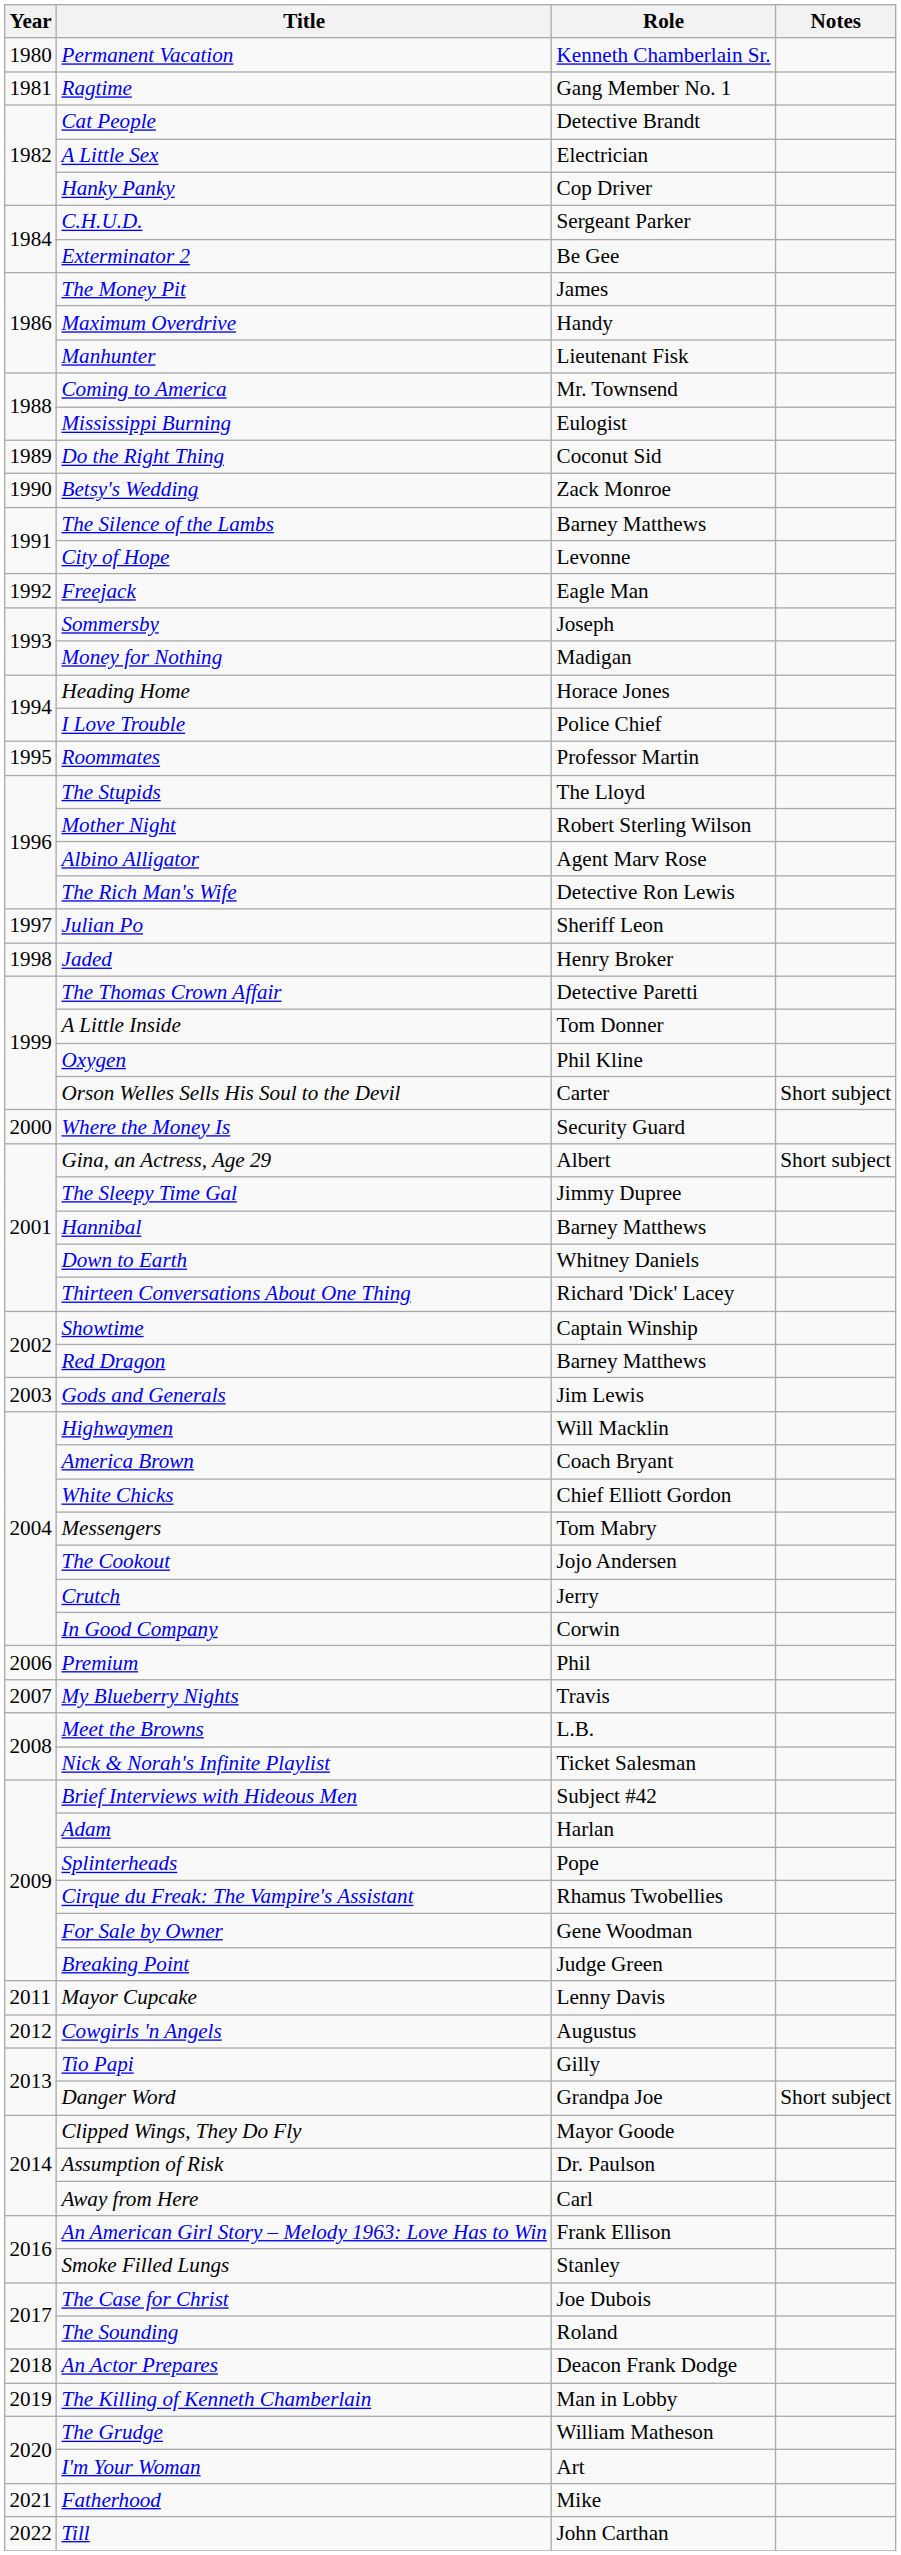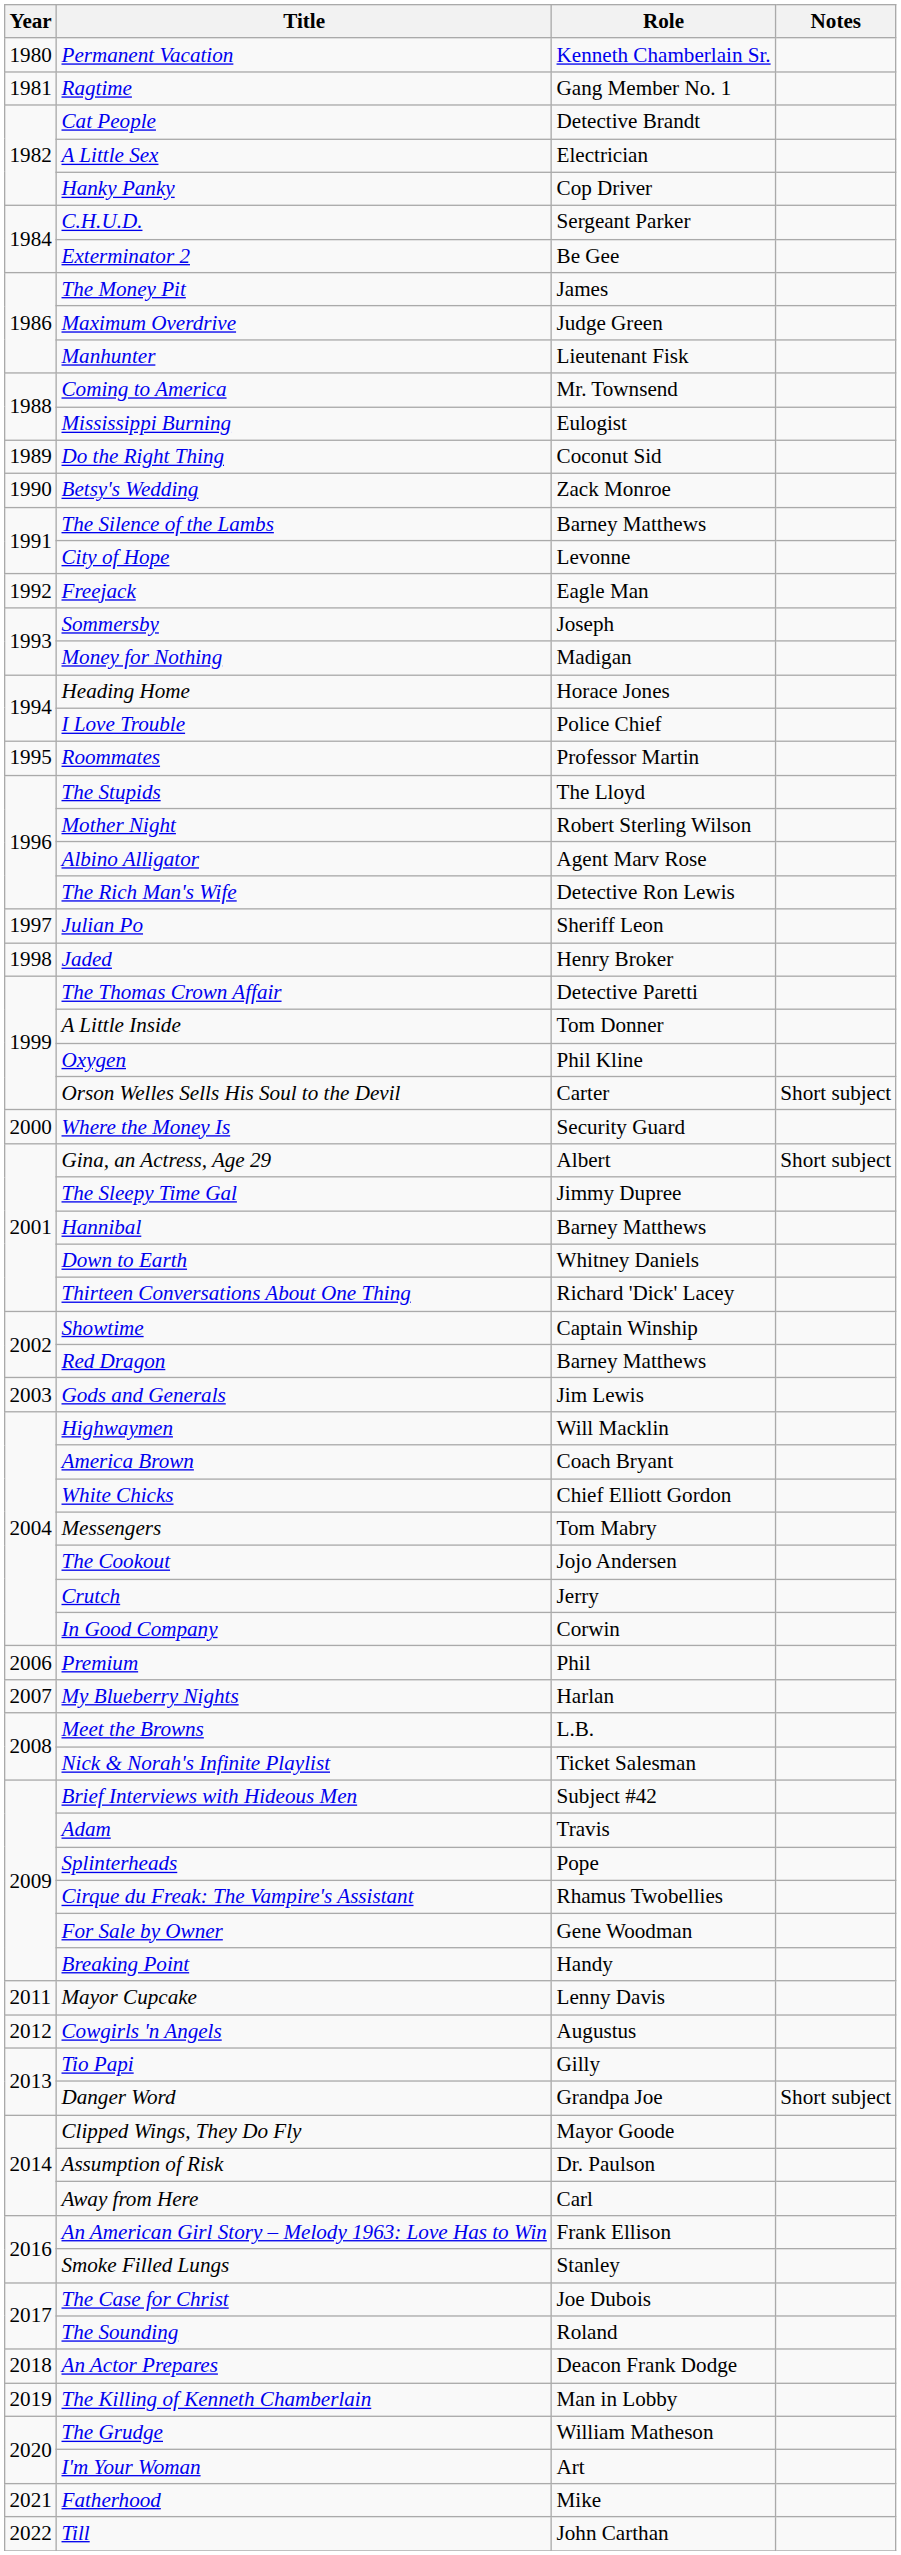(585, 322) Handy -> (610, 322) Judge Green
(583, 1695) Travis -> (585, 1695) Harlan
(585, 1829) Harlan -> (583, 1829) Travis
(610, 1963) Judge Green -> (585, 1963) Handy
